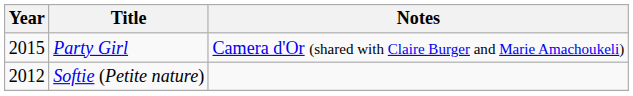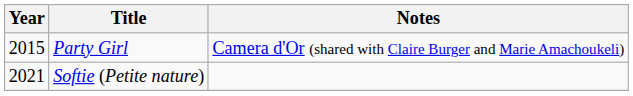(27, 76) 2012 -> (27, 76) 2021
